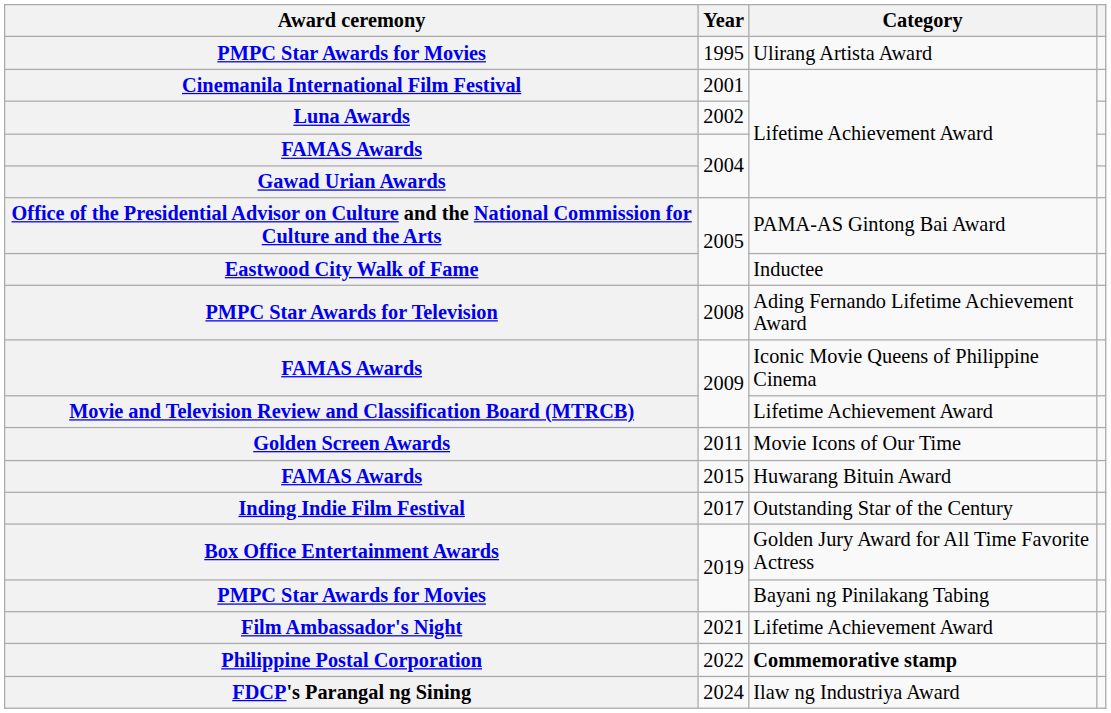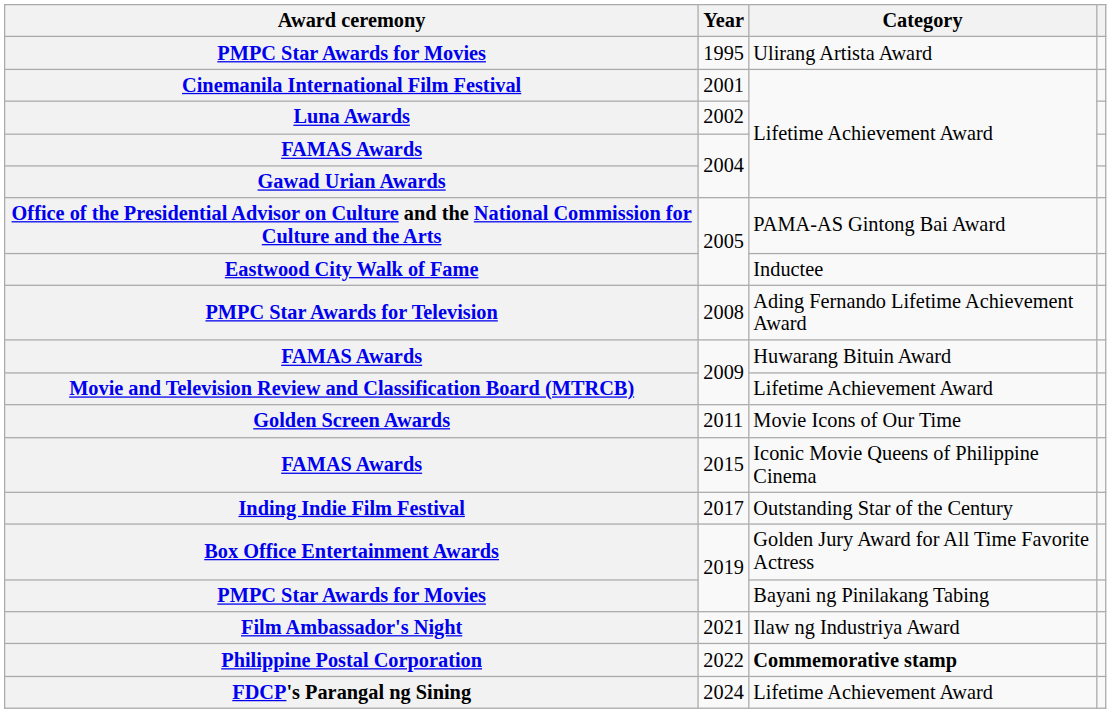(896, 367) Iconic Movie Queens of Philippine Cinema -> (852, 356) Huwarang Bituin Award
(852, 475) Huwarang Bituin Award -> (896, 464) Iconic Movie Queens of Philippine Cinema
(873, 627) Lifetime Achievement Award -> (857, 627) Ilaw ng Industriya Award
(857, 692) Ilaw ng Industriya Award -> (873, 692) Lifetime Achievement Award
